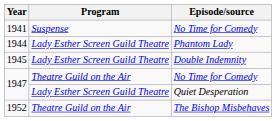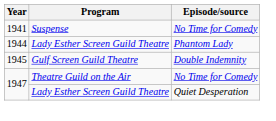(100, 60) Lady Esther Screen Guild Theatre -> (85, 60) Gulf Screen Guild Theatre
- row: (17, 108)
